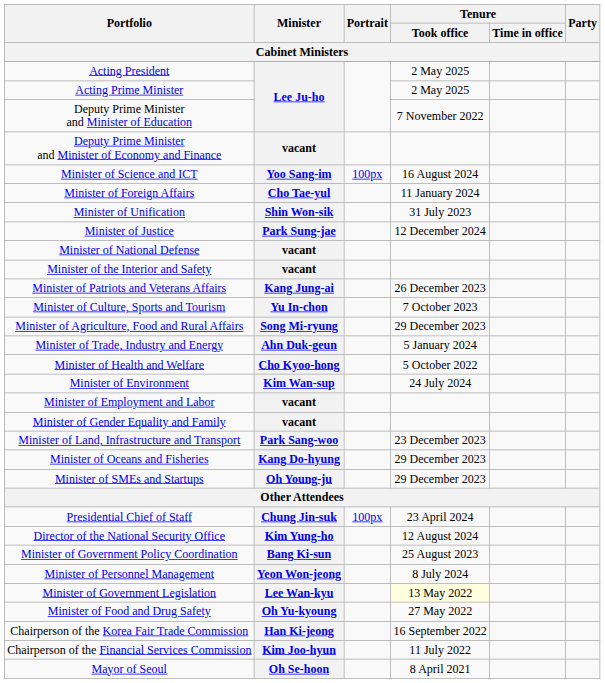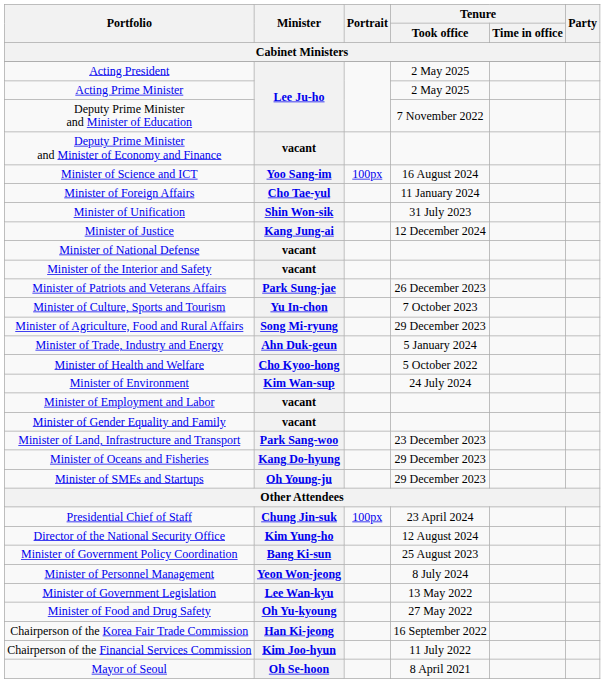(299, 231) Park Sung-jae -> (299, 231) Kang Jung-ai
(299, 288) Kang Jung-ai -> (299, 288) Park Sung-jae
(440, 592) lightyellow background -> (440, 592) no background
